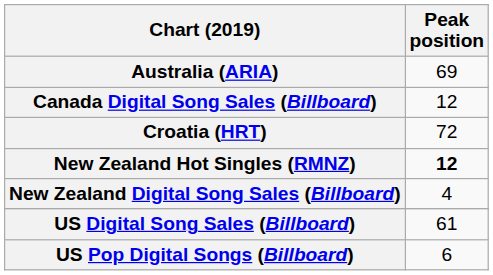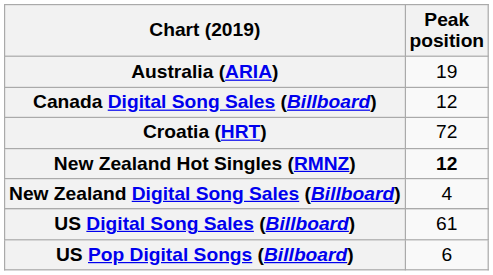(447, 71) 69 -> (447, 71) 19
